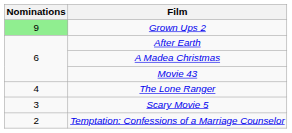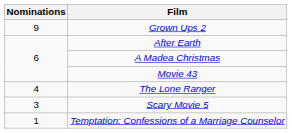(36, 27) lightgreen background -> (36, 27) no background
(36, 120) 2 -> (36, 120) 1
